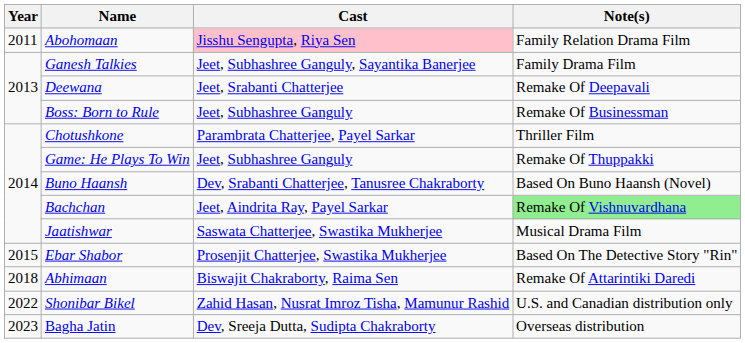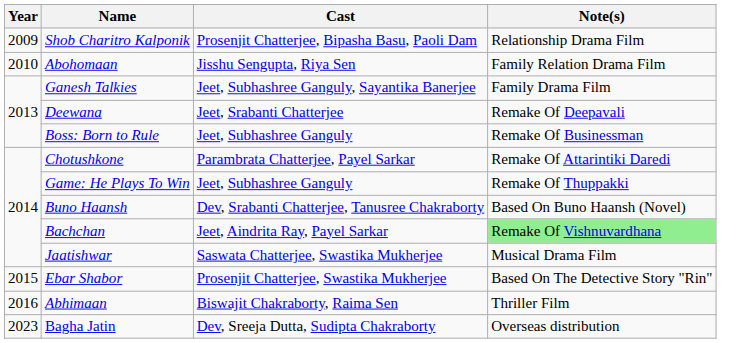+ row: (117, 40)
(23, 40) 2011 -> (23, 64) 2010
(276, 40) pink background -> (276, 64) no background
(555, 135) Thriller Film -> (581, 159) Remake Of Attarintiki Daredi
(23, 278) 2018 -> (23, 302) 2016
(606, 278) Remake Of Attarintiki Daredi -> (530, 302) Thriller Film
- row: (90, 302)
